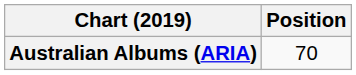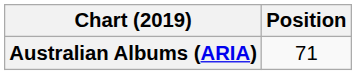(306, 52) 70 -> (306, 52) 71
